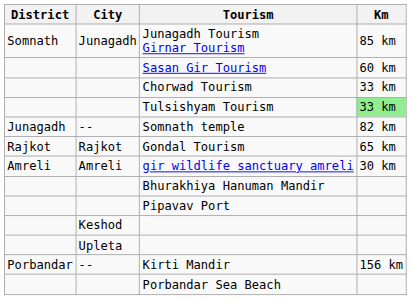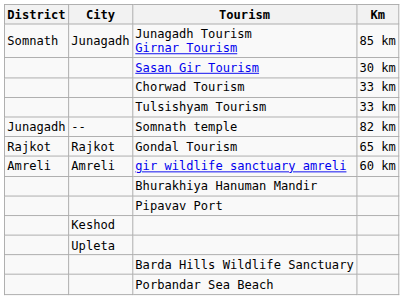(378, 68) 60 km -> (378, 68) 30 km
(378, 107) lightgreen background -> (378, 107) no background
(378, 166) 30 km -> (378, 166) 60 km
- row: (86, 265)
+ row: (100, 265)
